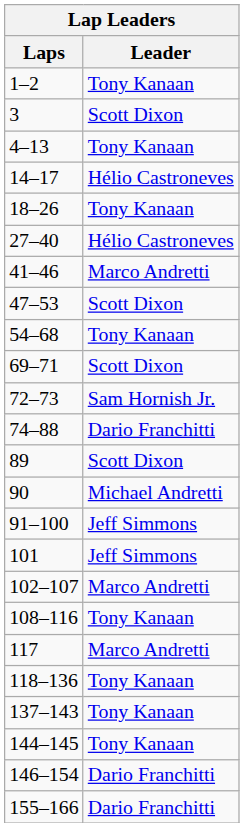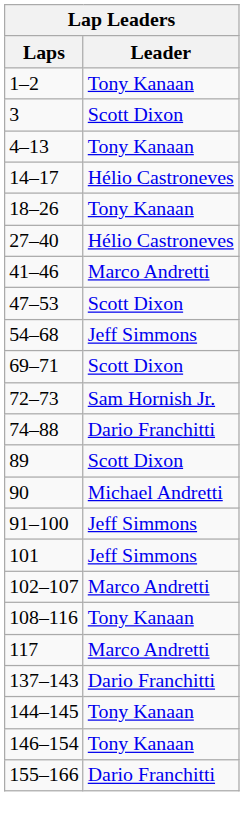(141, 334) Tony Kanaan -> (142, 334) Jeff Simmons
- row: (44, 680)
(141, 712) Tony Kanaan -> (151, 680) Dario Franchitti
(151, 775) Dario Franchitti -> (141, 743) Tony Kanaan
